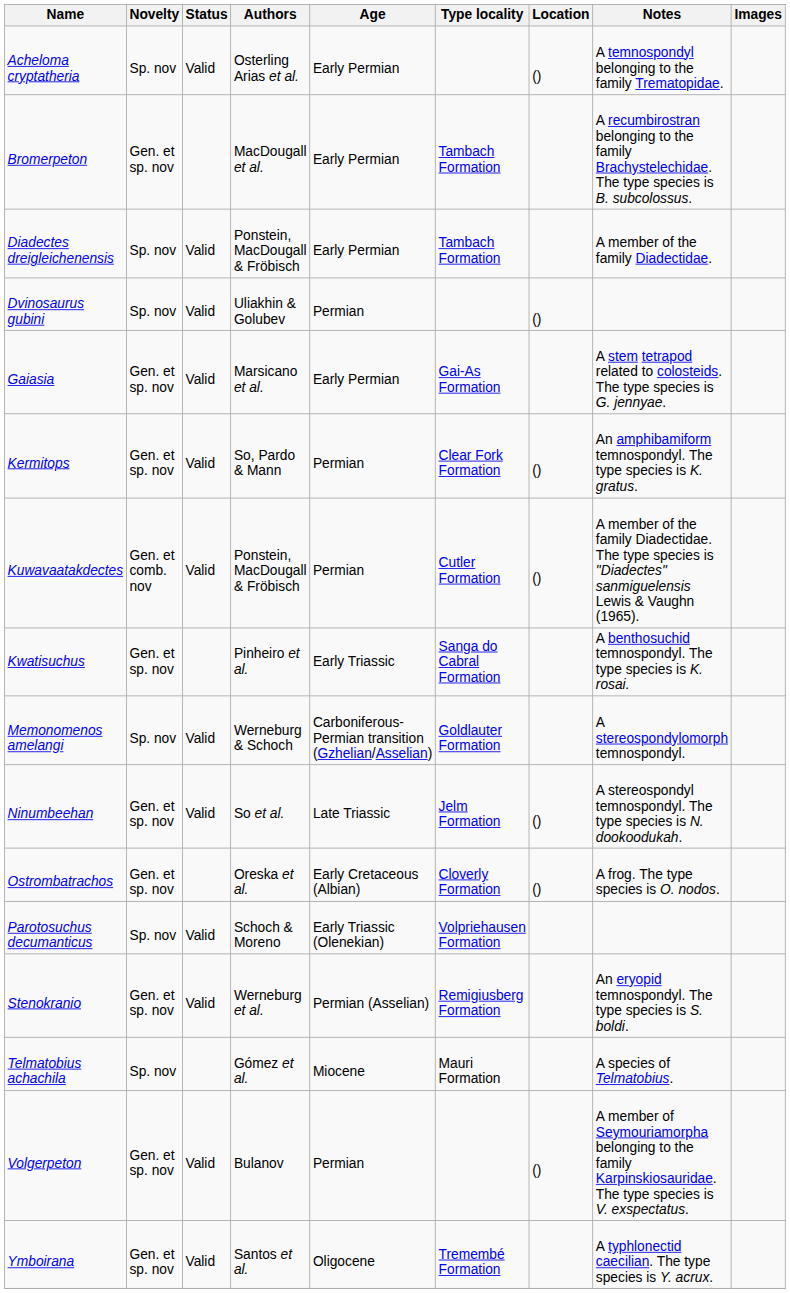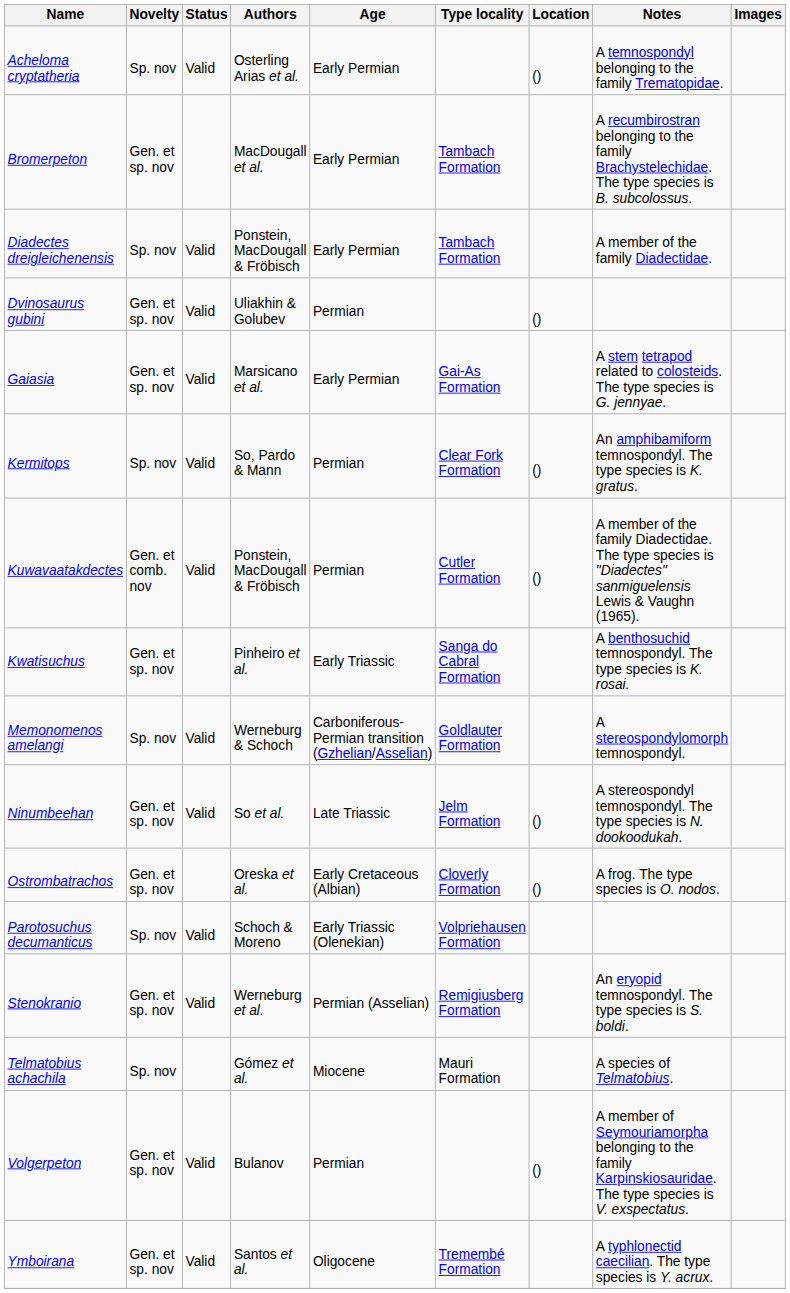(153, 311) Sp. nov -> (152, 311) Gen. et sp. nov
(152, 463) Gen. et sp. nov -> (153, 463) Sp. nov
